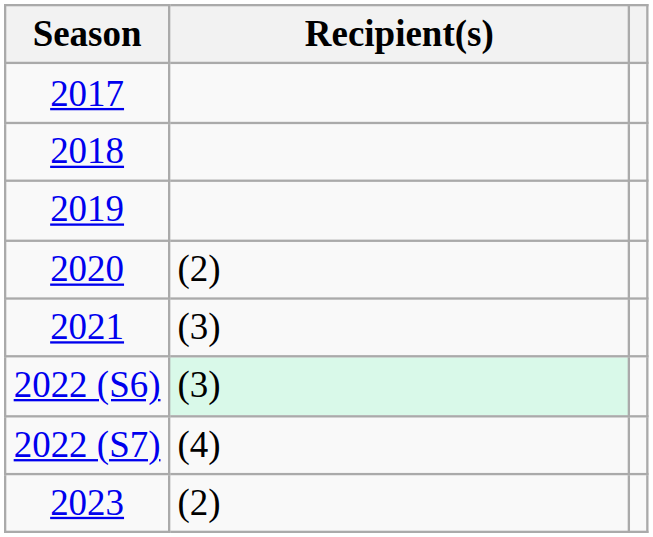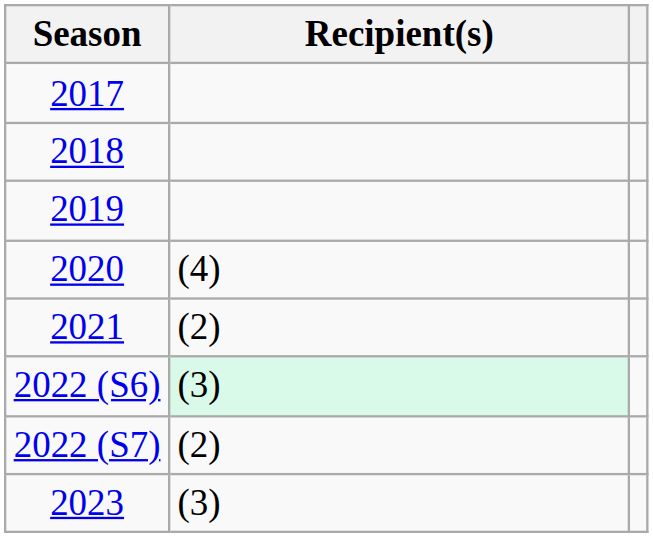(199, 268) (2) -> (199, 268) (4)
(199, 326) (3) -> (199, 326) (2)
(199, 444) (4) -> (199, 444) (2)
(199, 502) (2) -> (199, 502) (3)
